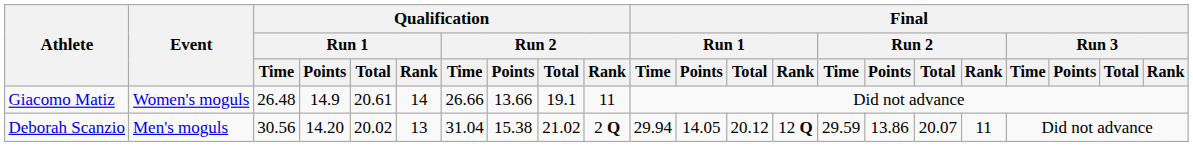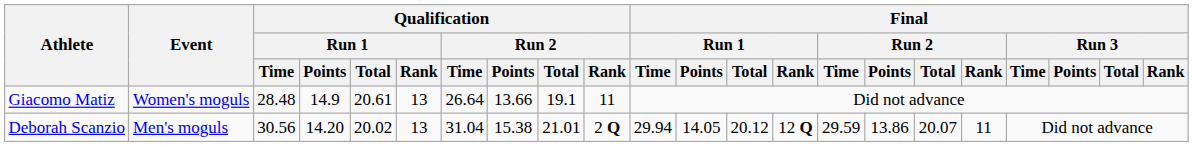(276, 99) 26.48 -> (276, 99) 28.48
(419, 99) 14 -> (419, 99) 13
(465, 99) 26.66 -> (465, 99) 26.64
(561, 127) 21.02 -> (561, 127) 21.01
